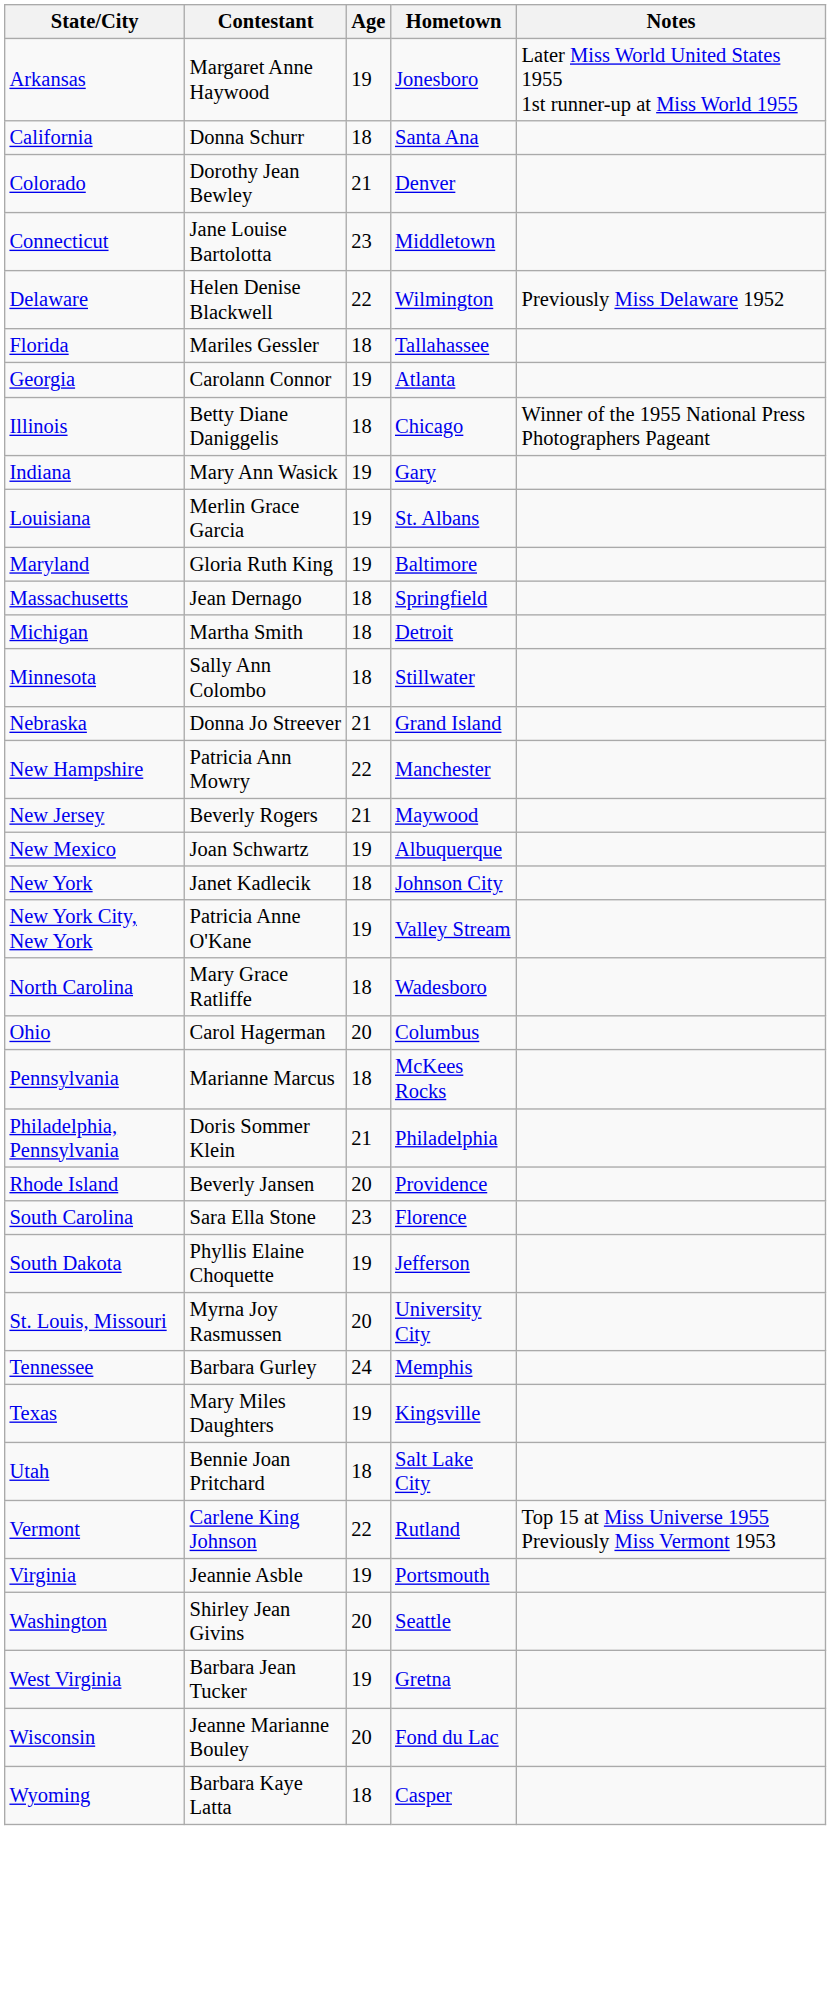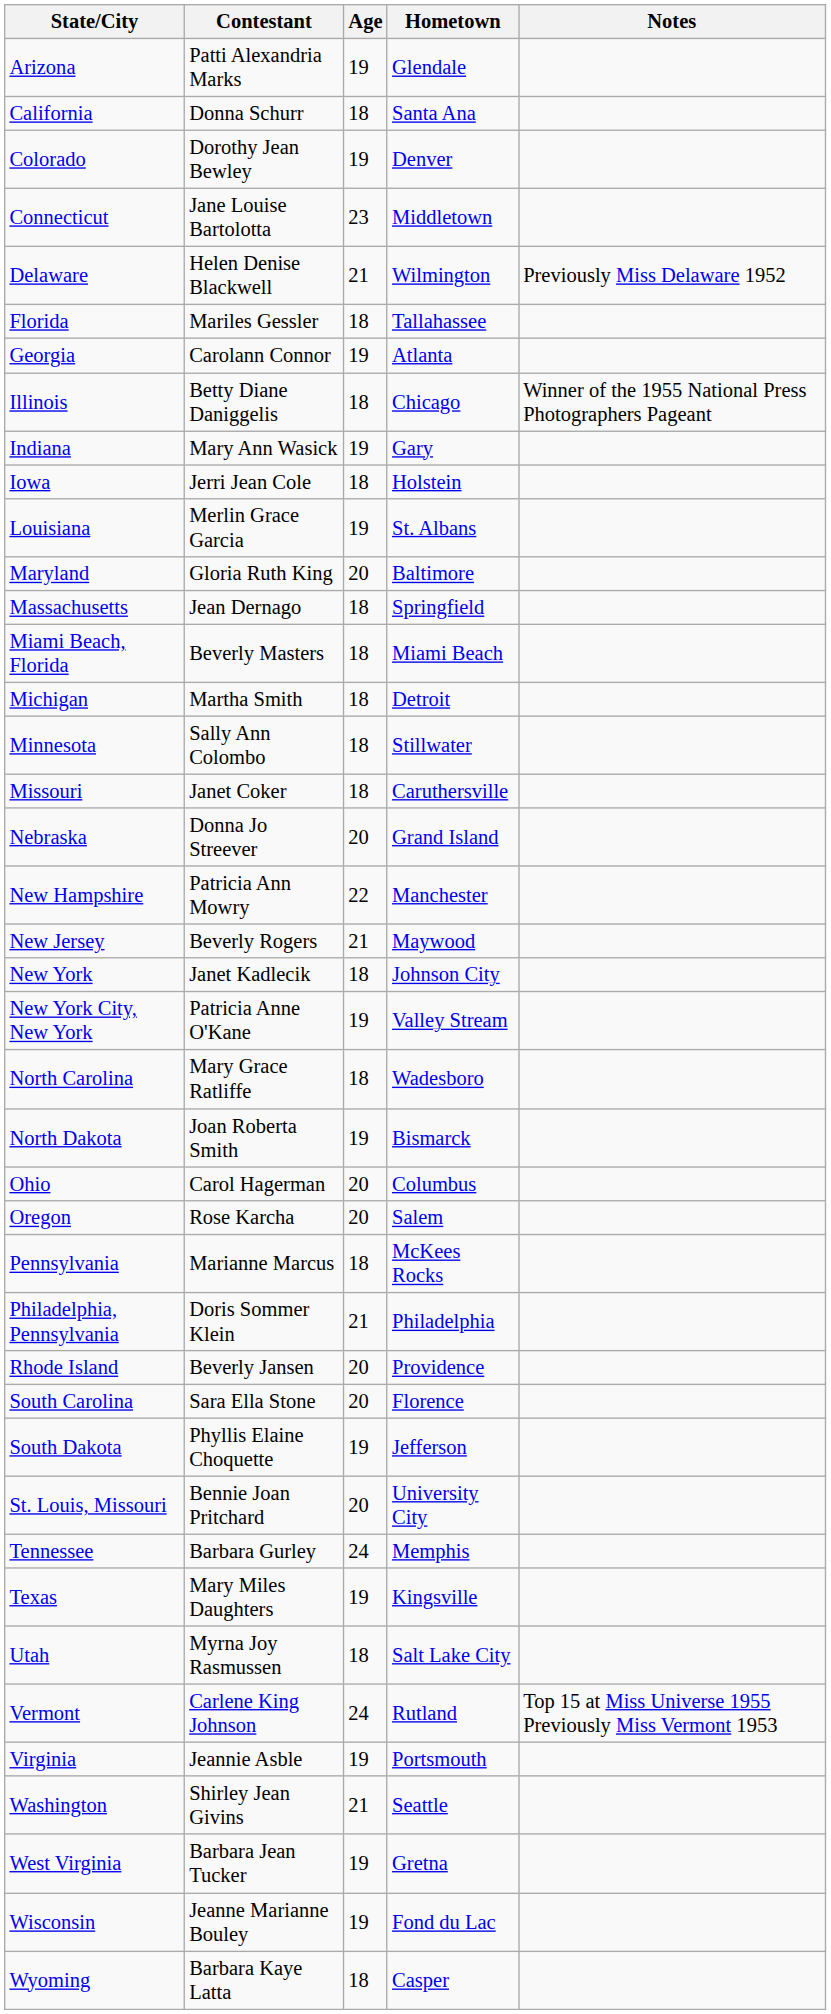+ row: (42, 67)
- row: (48, 79)
(362, 183) 21 -> (359, 159) 19
(362, 300) 22 -> (359, 275) 21
+ row: (30, 481)
(362, 563) 19 -> (359, 573) 20
+ row: (68, 653)
+ row: (46, 791)
(362, 723) 21 -> (359, 837) 20
- row: (63, 849)
+ row: (66, 1137)
+ row: (40, 1217)
(362, 1217) 23 -> (359, 1401) 20
(236, 1321) Myrna Joy Rasmussen -> (240, 1505) Bennie Joan Pritchard
(240, 1471) Bennie Joan Pritchard -> (235, 1655) Myrna Joy Rasmussen
(362, 1529) 22 -> (359, 1713) 24
(362, 1621) 20 -> (359, 1805) 21
(362, 1737) 20 -> (359, 1921) 19
